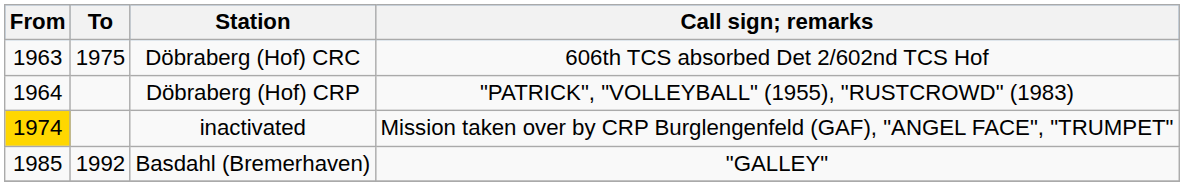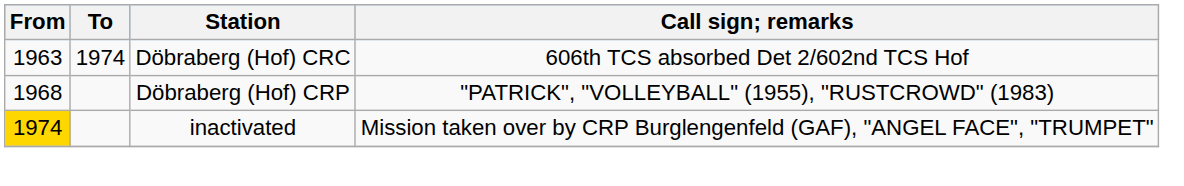(100, 57) 1975 -> (100, 57) 1974
(38, 92) 1964 -> (38, 92) 1968
- row: (253, 163)
